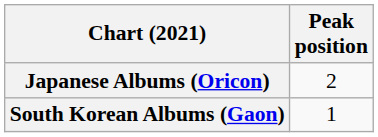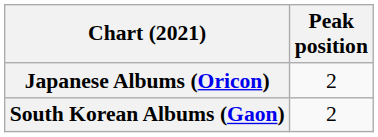(331, 114) 1 -> (331, 114) 2
